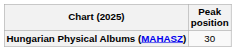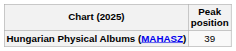(210, 38) 30 -> (210, 38) 39
